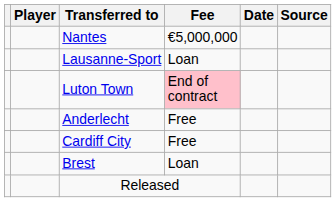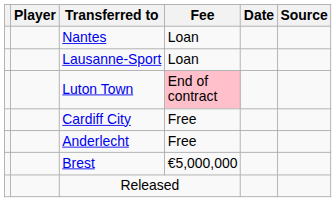(203, 37) €5,000,000 -> (183, 37) Loan
rows swapped: (96, 119) <-> (97, 141)
(183, 163) Loan -> (203, 163) €5,000,000
